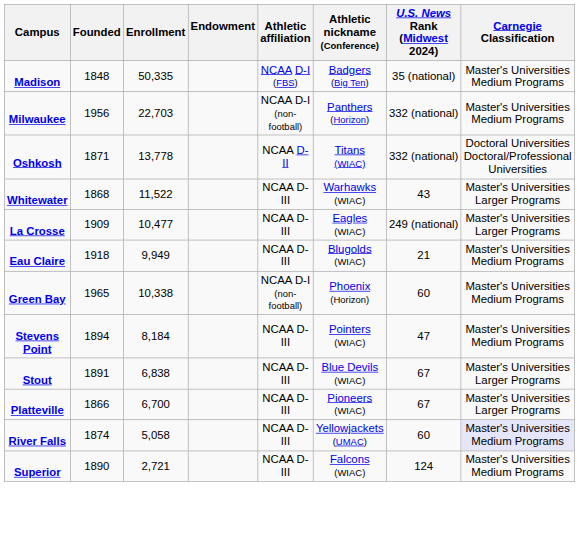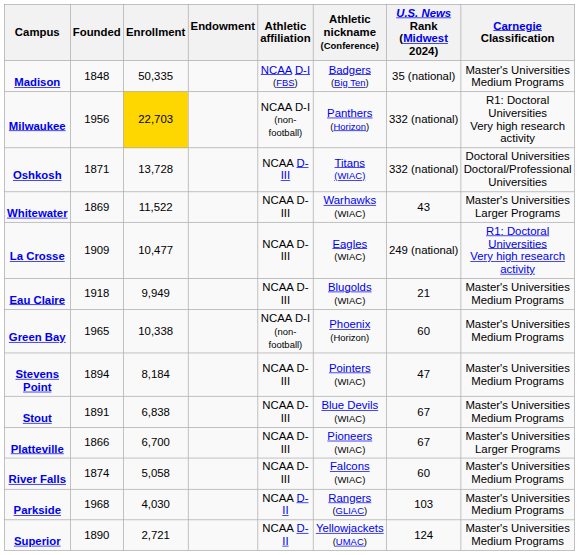(156, 113) no background -> (156, 119) gold background
(518, 113) Master's Universities Medium Programs -> (518, 119) R1: Doctoral Universities Very high research activity
(156, 157) 13,778 -> (156, 169) 13,728
(285, 157) NCAA D-II -> (285, 169) NCAA D-III
(97, 194) 1868 -> (97, 206) 1869
(518, 224) Master's Universities Larger Programs -> (518, 250) R1: Doctoral Universities Very high research activity
(518, 373) Master's Universities Larger Programs -> (518, 412) Master's Universities Medium Programs
(350, 435) Yellowjackets (UMAC) -> (350, 473) Falcons (WIAC)
(518, 435) lavender background -> (518, 473) no background
+ row: (37, 510)
(285, 466) NCAA D-III -> (285, 535) NCAA D-II
(350, 466) Falcons (WIAC) -> (350, 535) Yellowjackets (UMAC)
